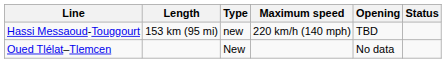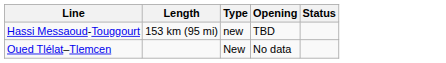- column: (302, 13)
